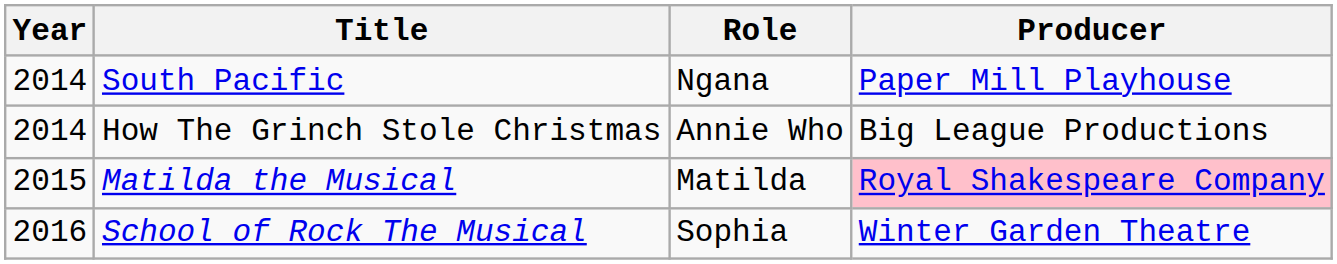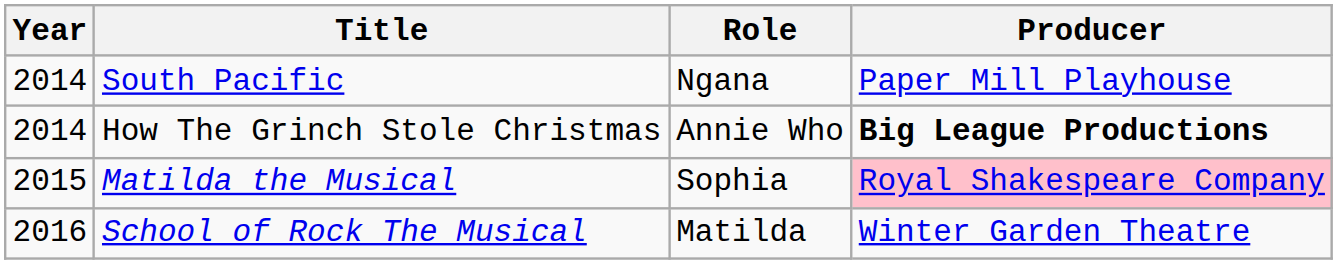(1064, 132) normal -> (1064, 132) bold
(741, 182) Matilda -> (732, 182) Sophia
(732, 233) Sophia -> (741, 233) Matilda
